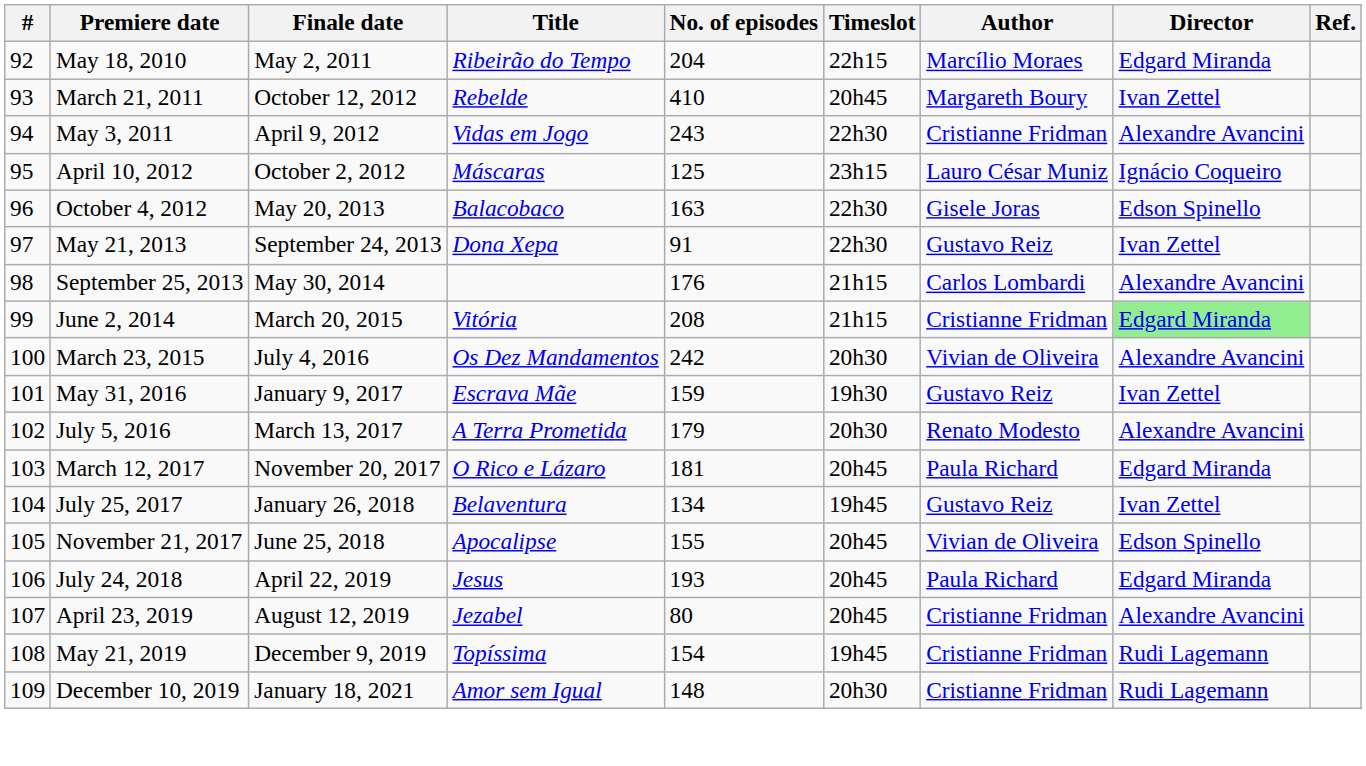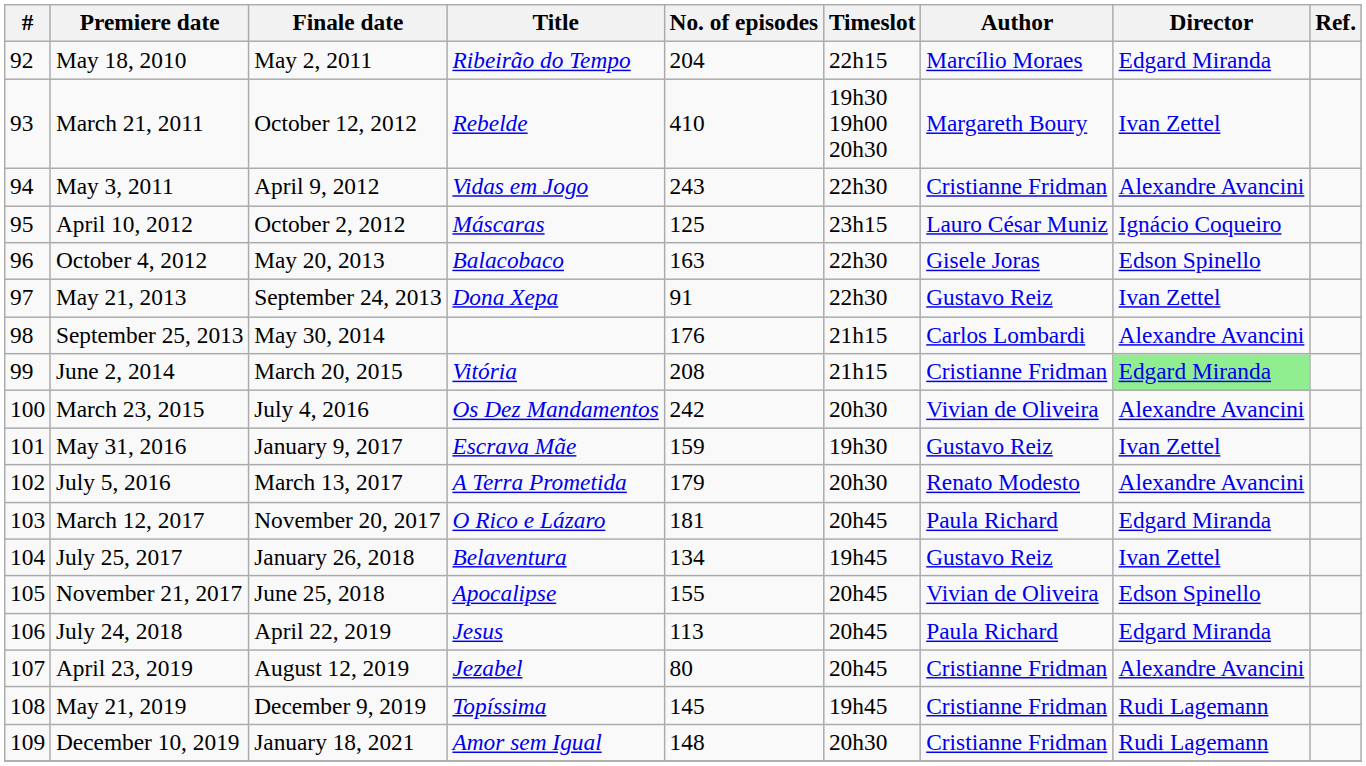(858, 97) 20h45 -> (858, 123) 19h30 19h00 20h30
(687, 578) 193 -> (687, 631) 113
(687, 652) 154 -> (687, 705) 145
